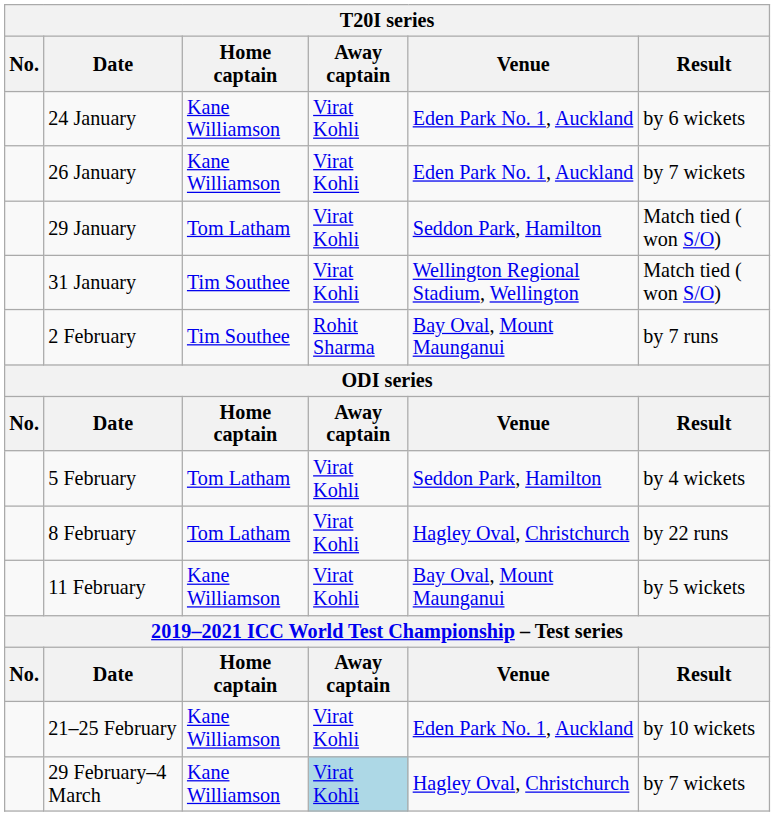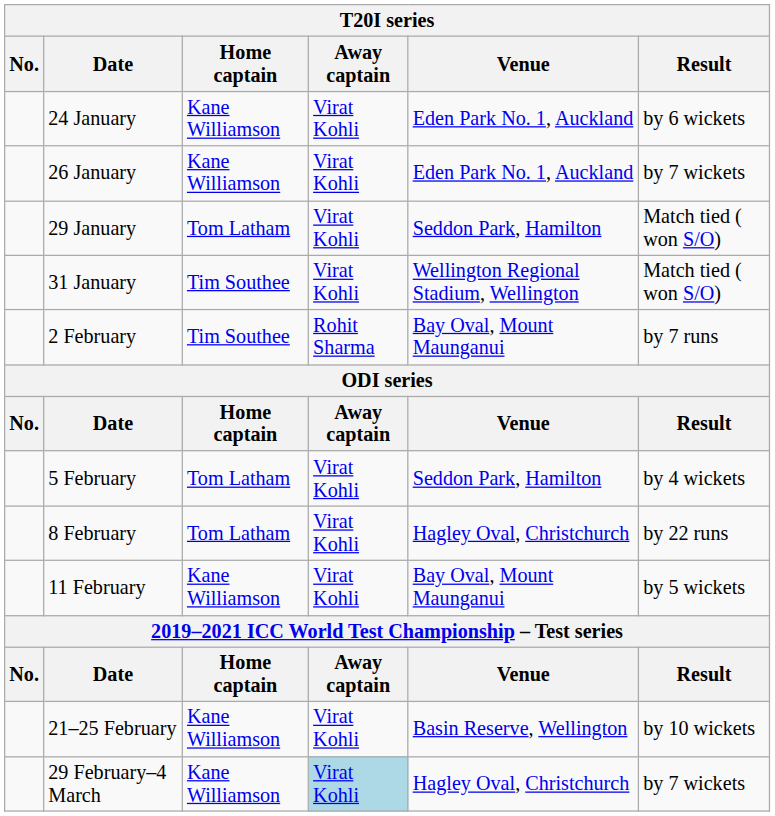(523, 728) Eden Park No. 1, Auckland -> (520, 728) Basin Reserve, Wellington
